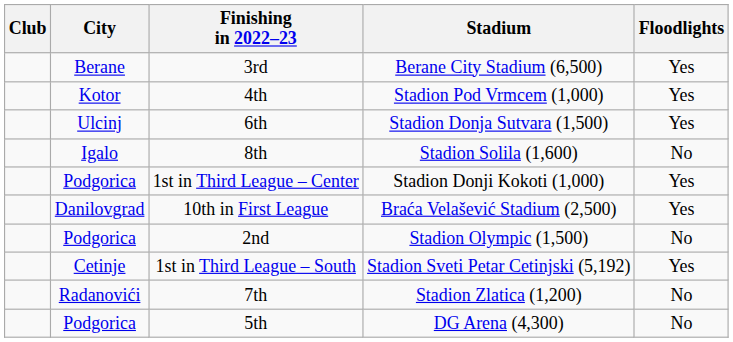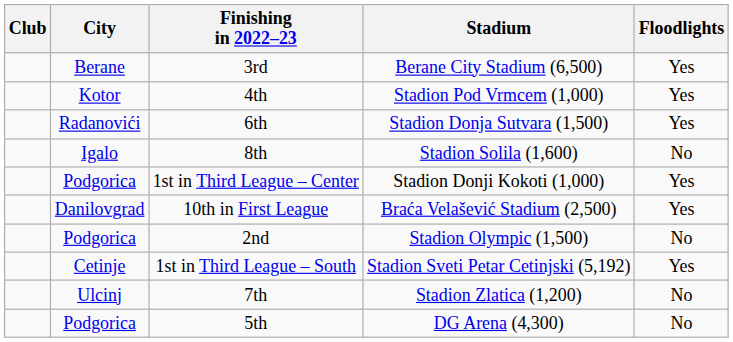(100, 124) Ulcinj -> (100, 124) Radanovići
(100, 294) Radanovići -> (100, 294) Ulcinj
